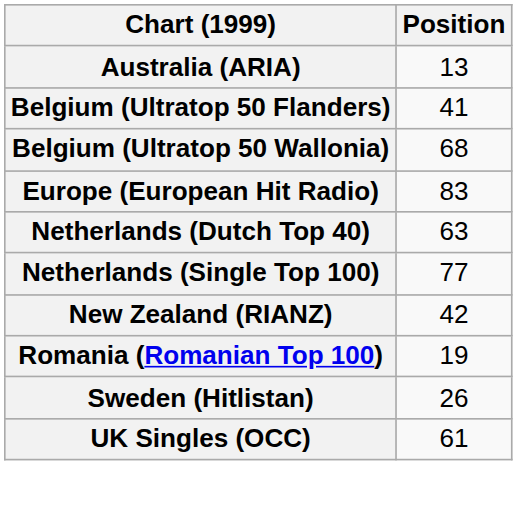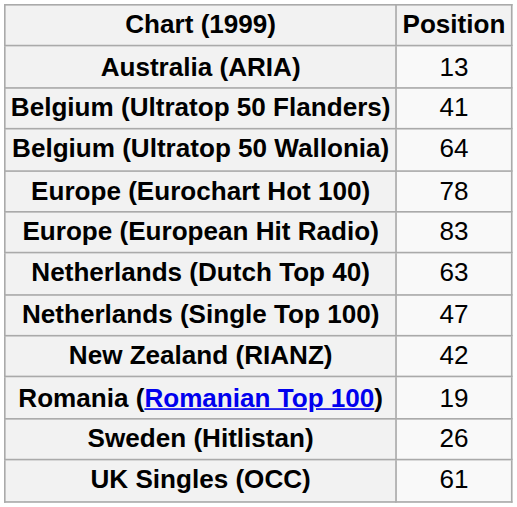(454, 149) 68 -> (454, 149) 64
+ row: (201, 190)
(454, 273) 77 -> (454, 314) 47
